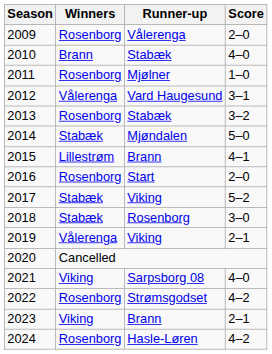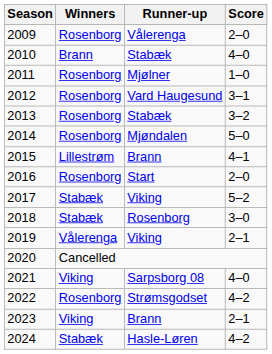(88, 95) Vålerenga -> (90, 95) Rosenborg
(81, 136) Stabæk -> (90, 136) Rosenborg
(90, 339) Rosenborg -> (81, 339) Stabæk
